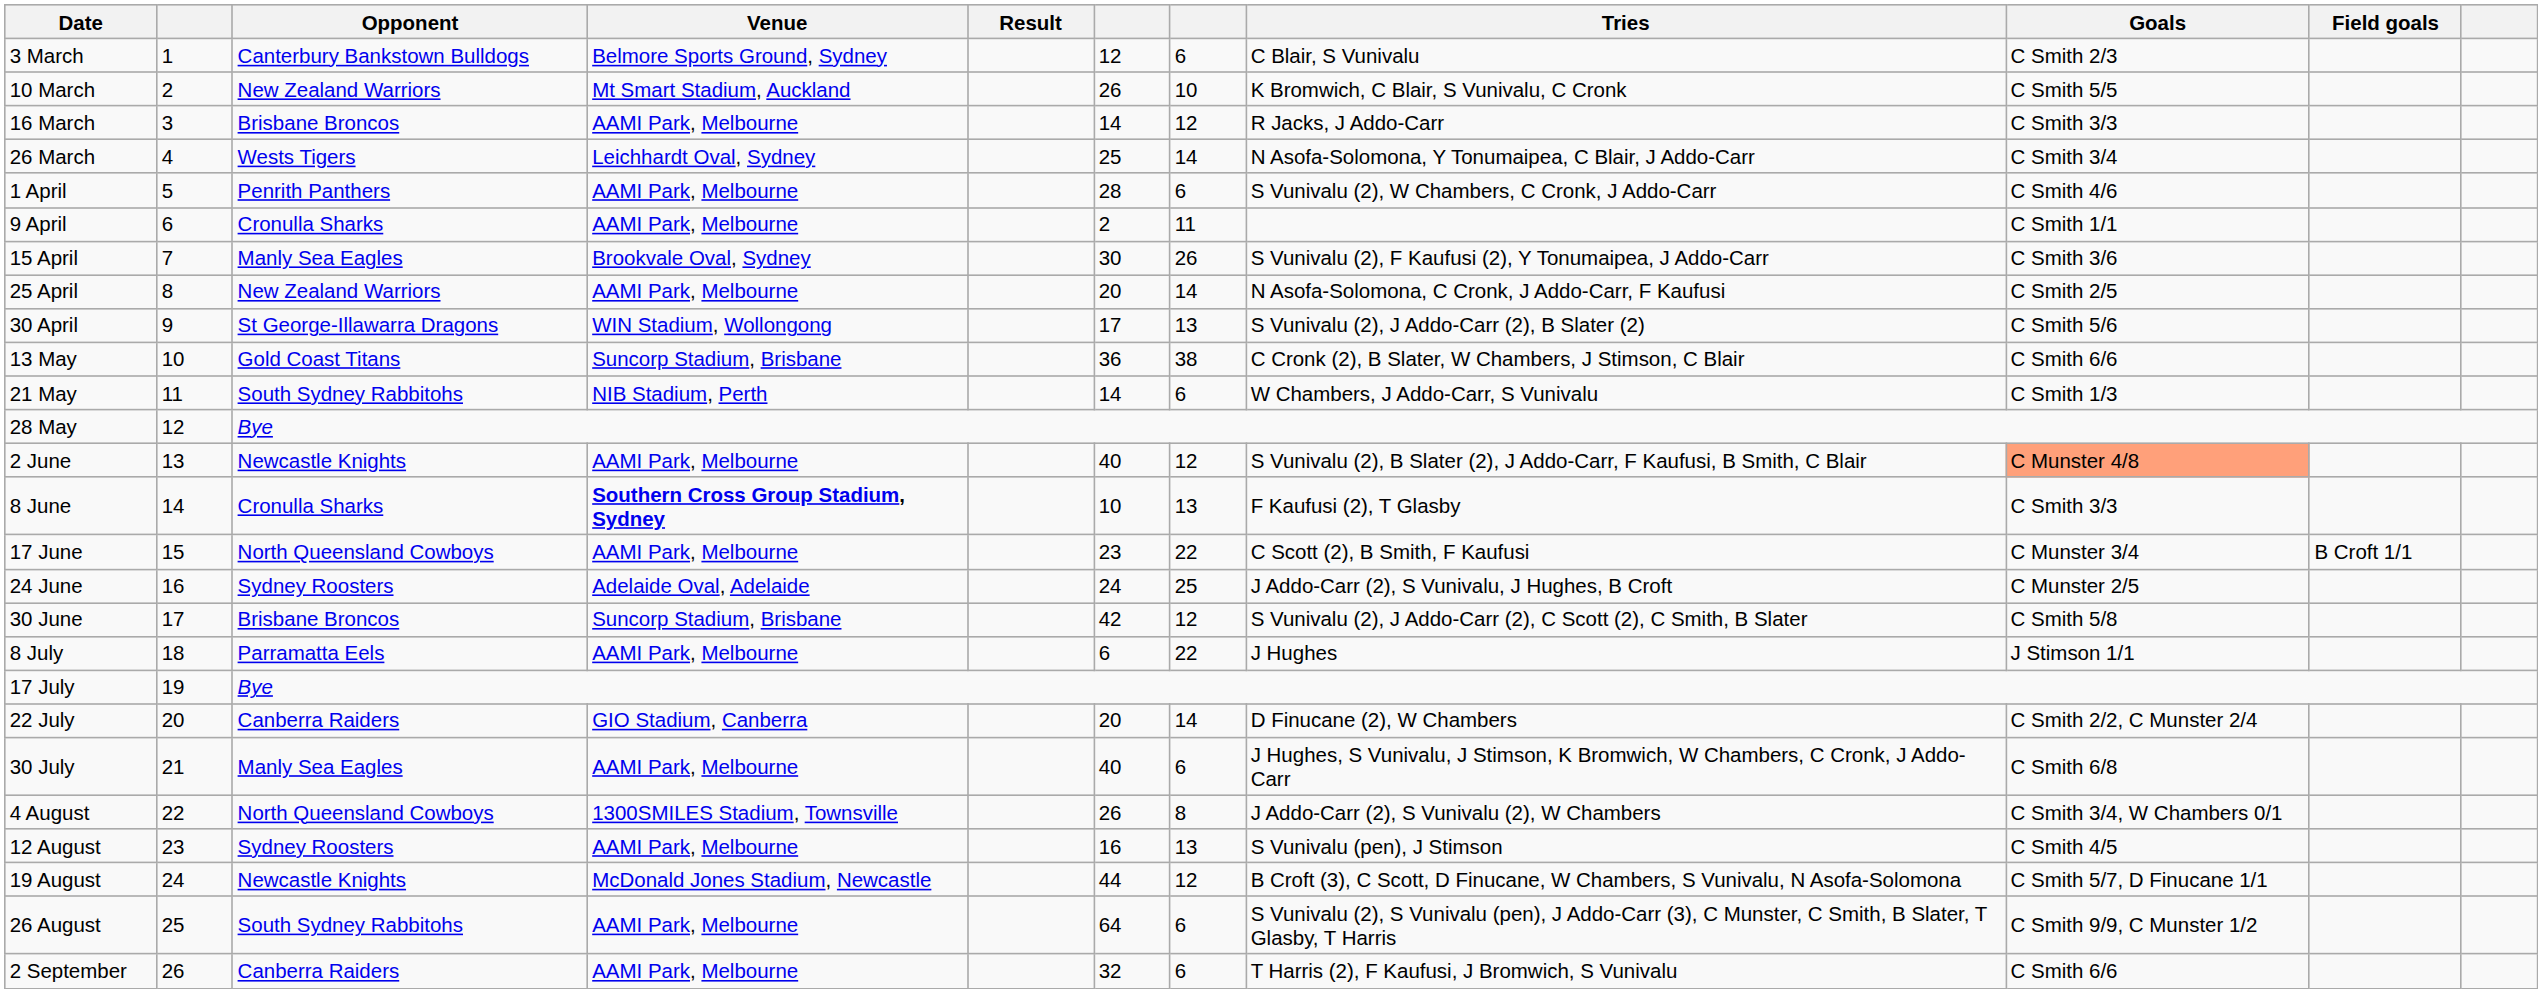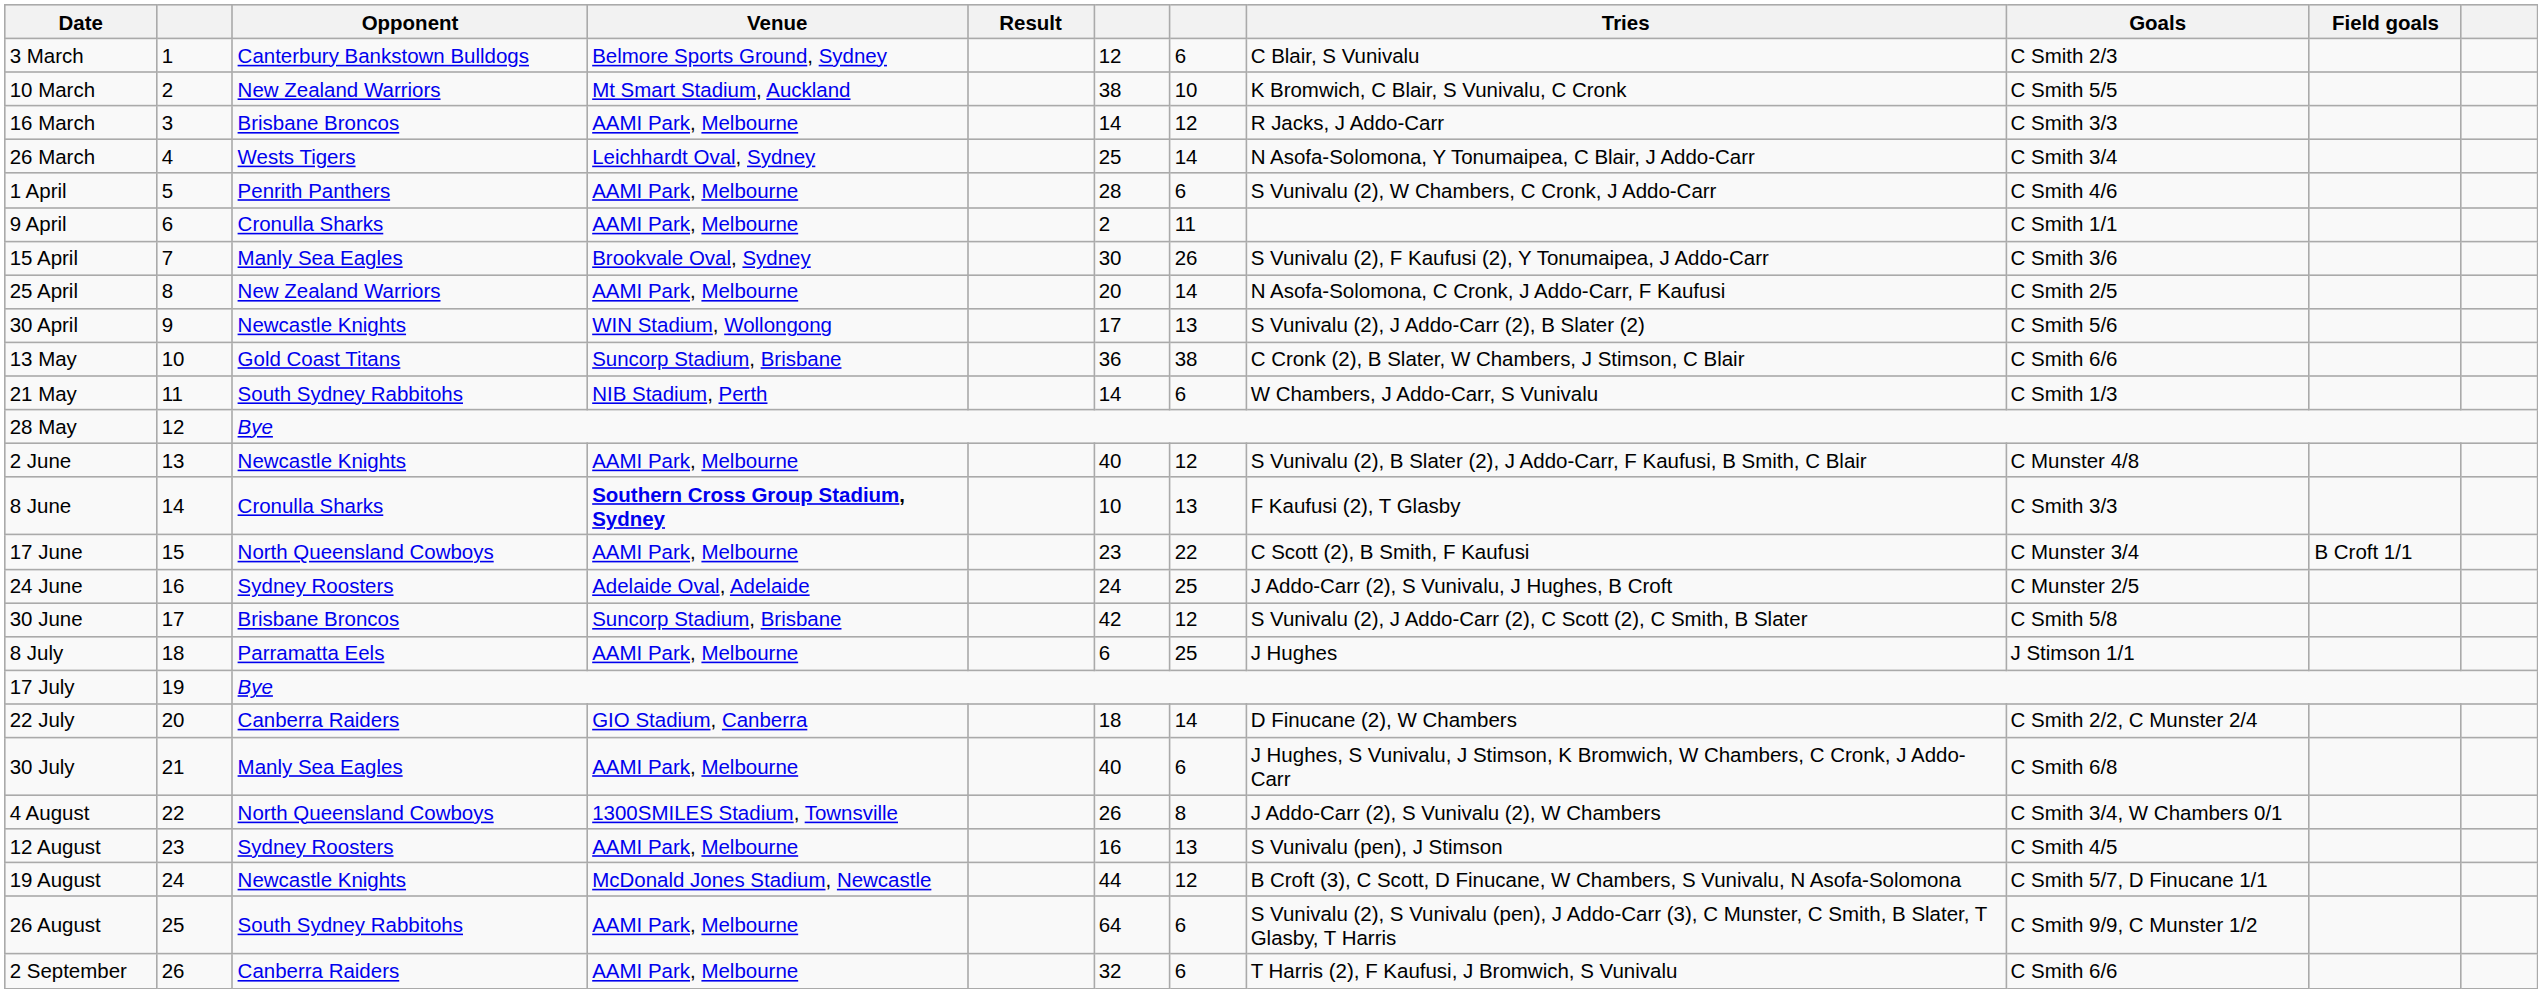(1110, 89) 26 -> (1110, 89) 38
(368, 325) St George-Illawarra Dragons -> (322, 325) Newcastle Knights
(2075, 460) lightsalmon background -> (2075, 460) no background
(1186, 653) 22 -> (1186, 653) 25
(1110, 720) 20 -> (1110, 720) 18
